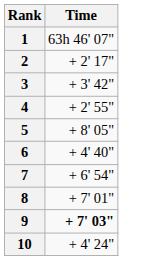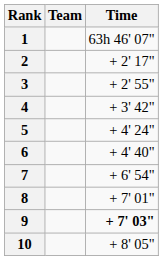+ column: (65, 15)
(91, 84) + 3' 42" -> (132, 84) + 2' 55"
(91, 107) + 2' 55" -> (132, 107) + 3' 42"
(91, 130) + 8' 05" -> (132, 130) + 4' 24"
(91, 244) + 4' 24" -> (132, 244) + 8' 05"
